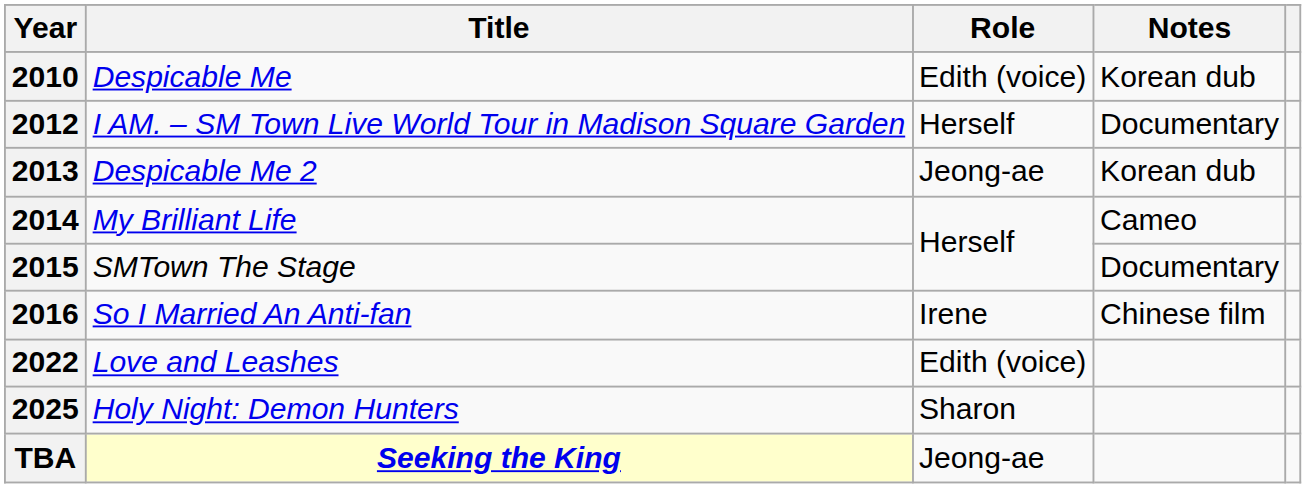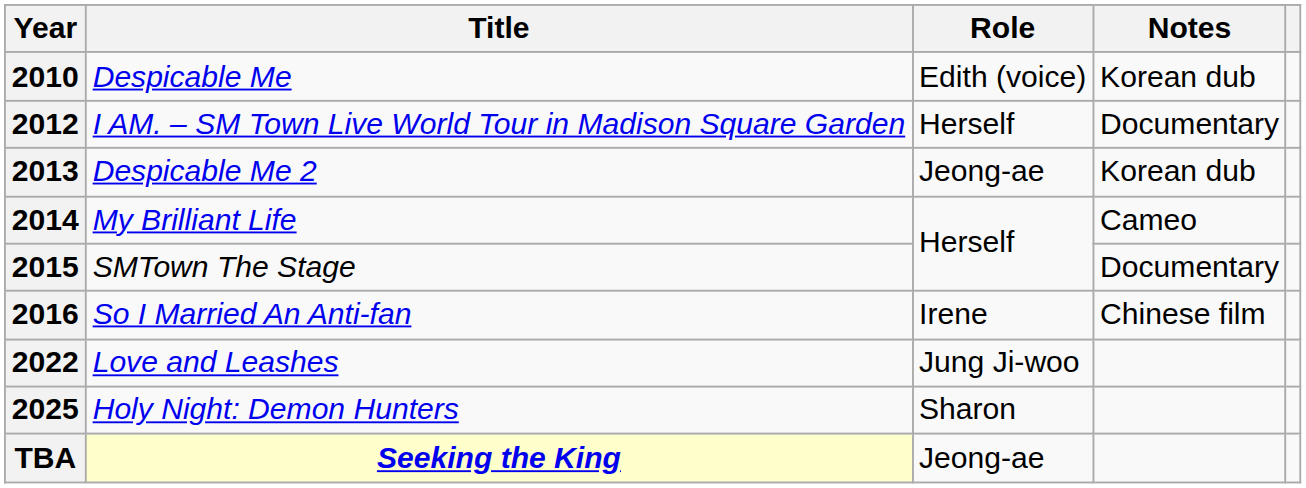(1003, 362) Edith (voice) -> (999, 362) Jung Ji-woo
